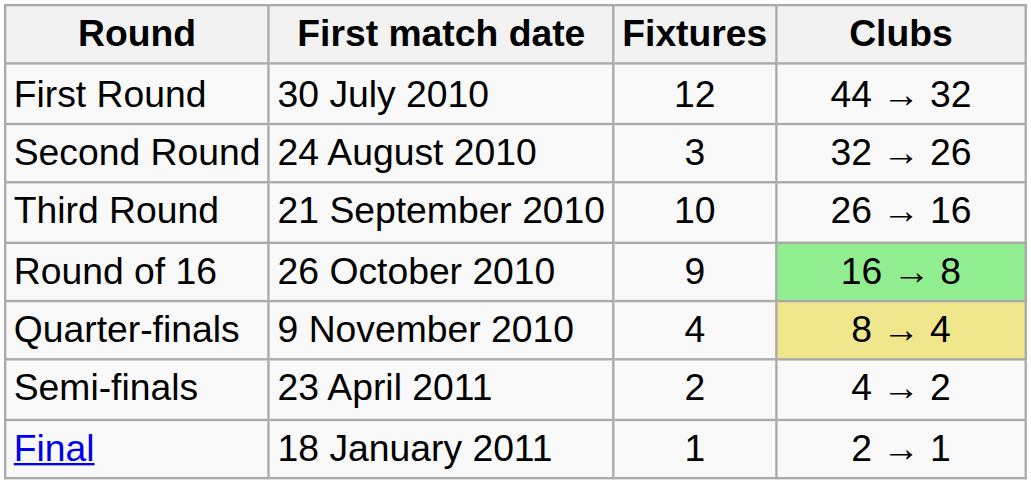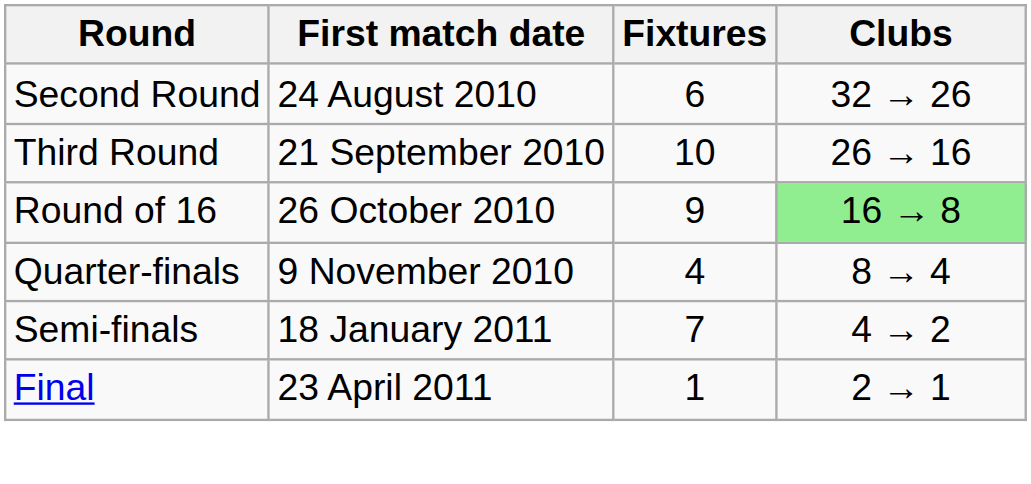- row: (110, 93)
(695, 152) 3 -> (695, 93) 6
(901, 329) khaki background -> (901, 270) no background
(385, 388) 23 April 2011 -> (415, 329) 18 January 2011
(695, 388) 2 -> (695, 329) 7
(415, 447) 18 January 2011 -> (385, 388) 23 April 2011
